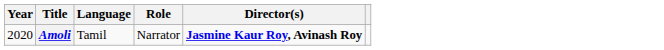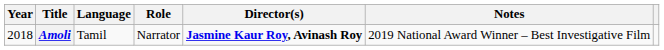+ column: (509, 14)
(20, 34) 2020 -> (20, 34) 2018
